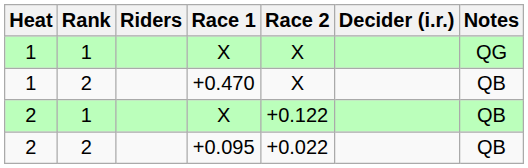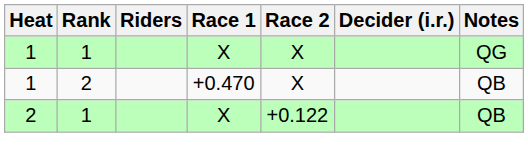- row: (31, 147)
